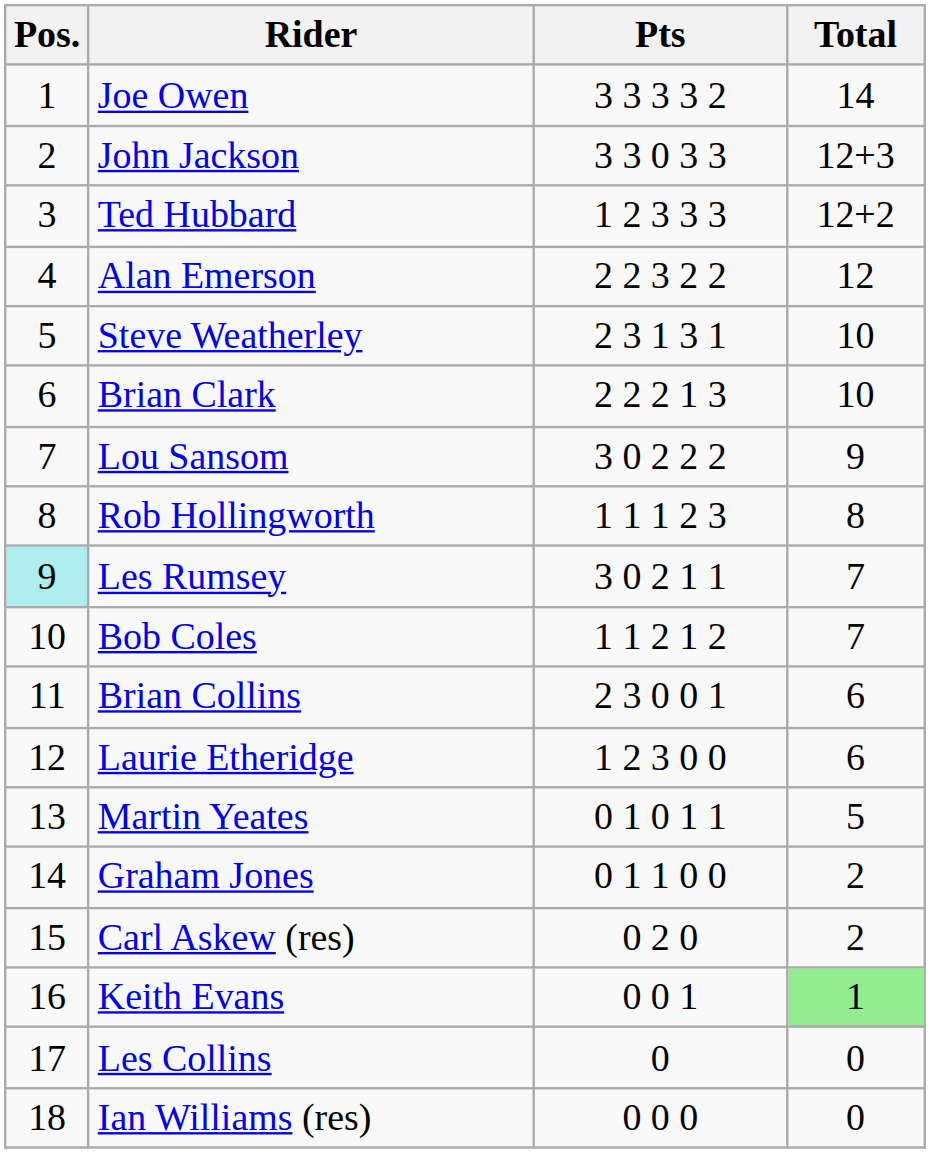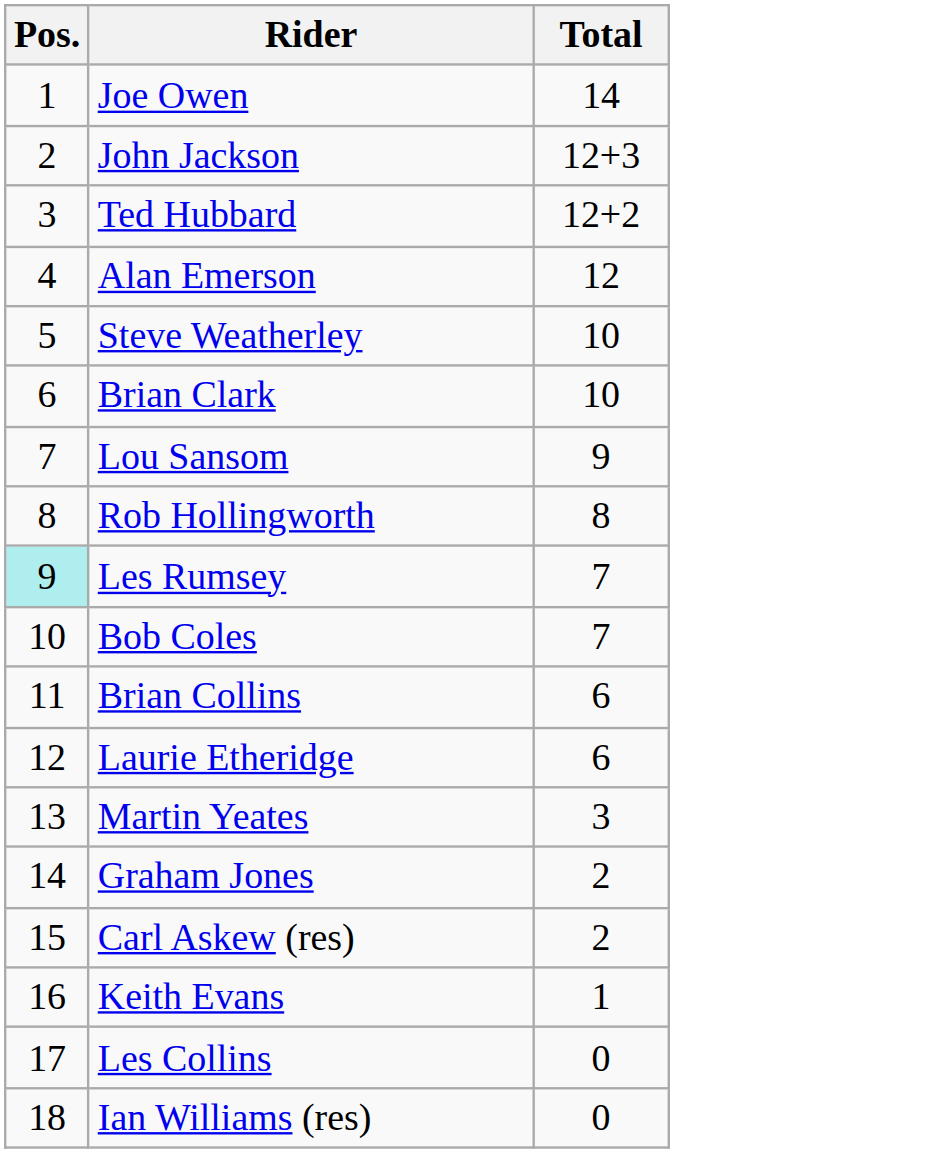- column: (660, 34)
(856, 816) 5 -> (601, 816) 3
(856, 996) lightgreen background -> (601, 996) no background
